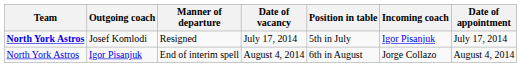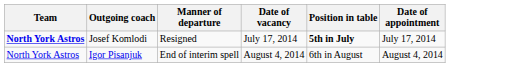- column: (415, 17)
(330, 39) normal -> (332, 39) bold
